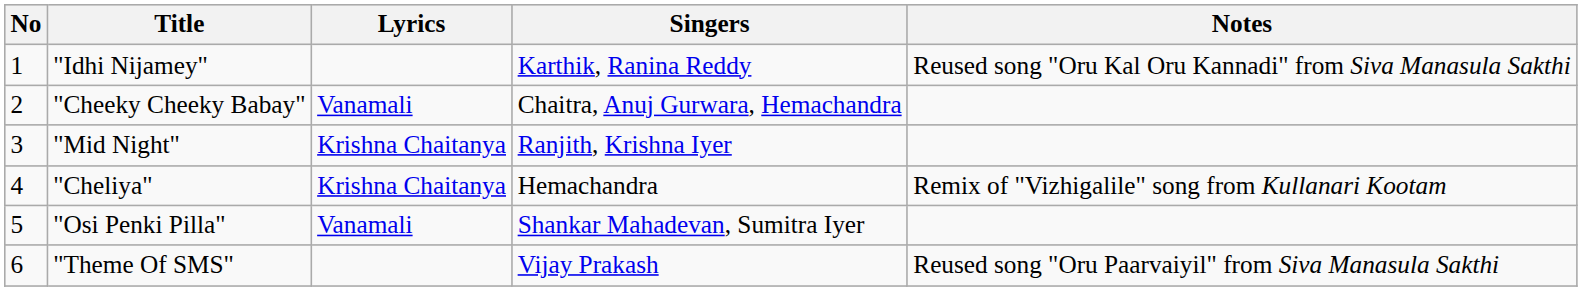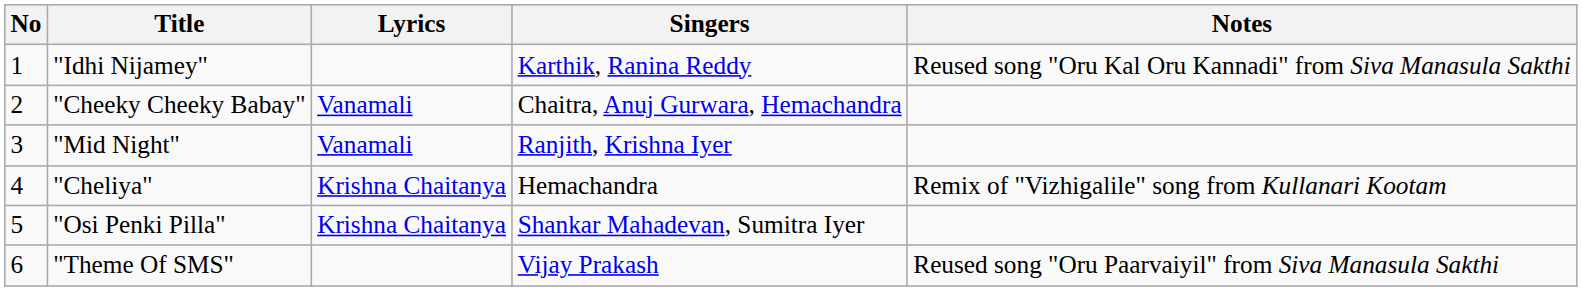(412, 144) Krishna Chaitanya -> (365, 144) Vanamali
(365, 225) Vanamali -> (412, 225) Krishna Chaitanya
